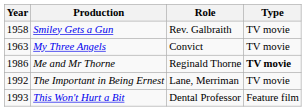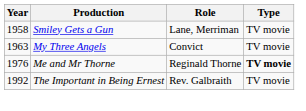(200, 30) Rev. Galbraith -> (204, 30) Lane, Merriman
(18, 64) 1986 -> (18, 64) 1976
(204, 81) Lane, Merriman -> (200, 81) Rev. Galbraith
- row: (79, 98)
